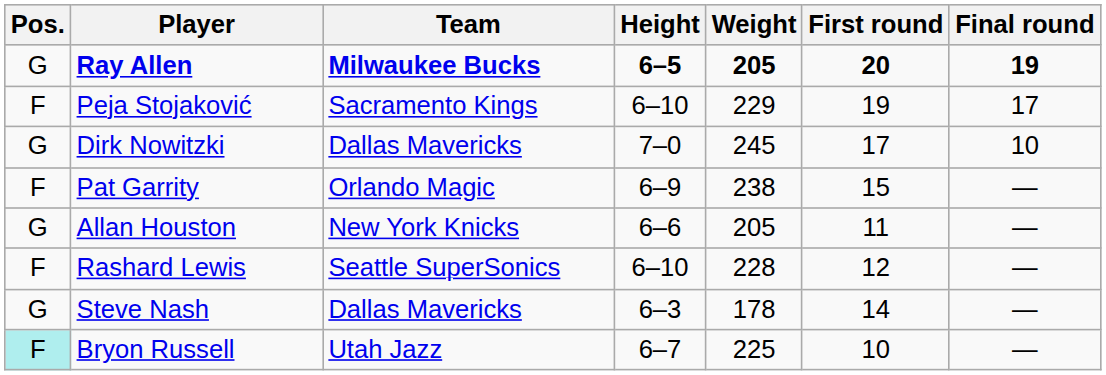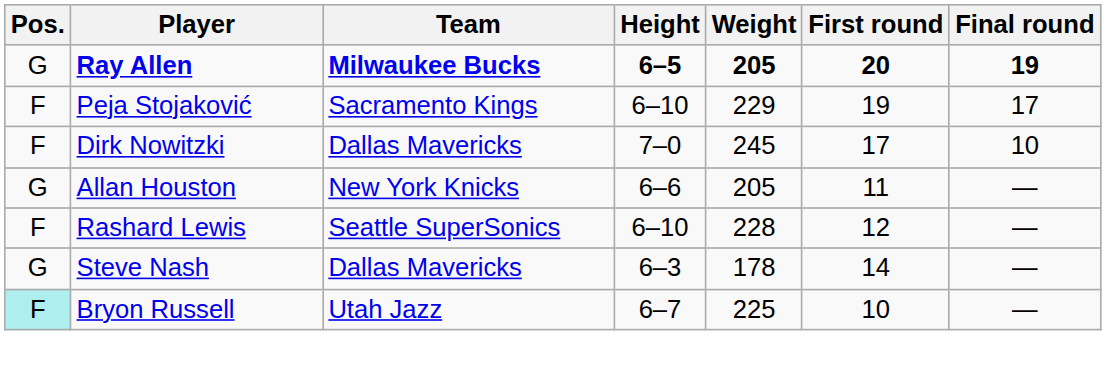(38, 146) G -> (38, 146) F
- row: (138, 187)
